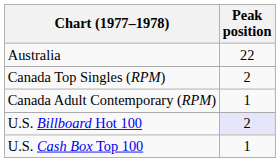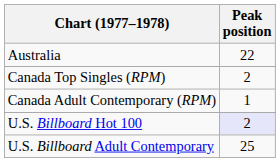+ row: (111, 146)
- row: (76, 146)
